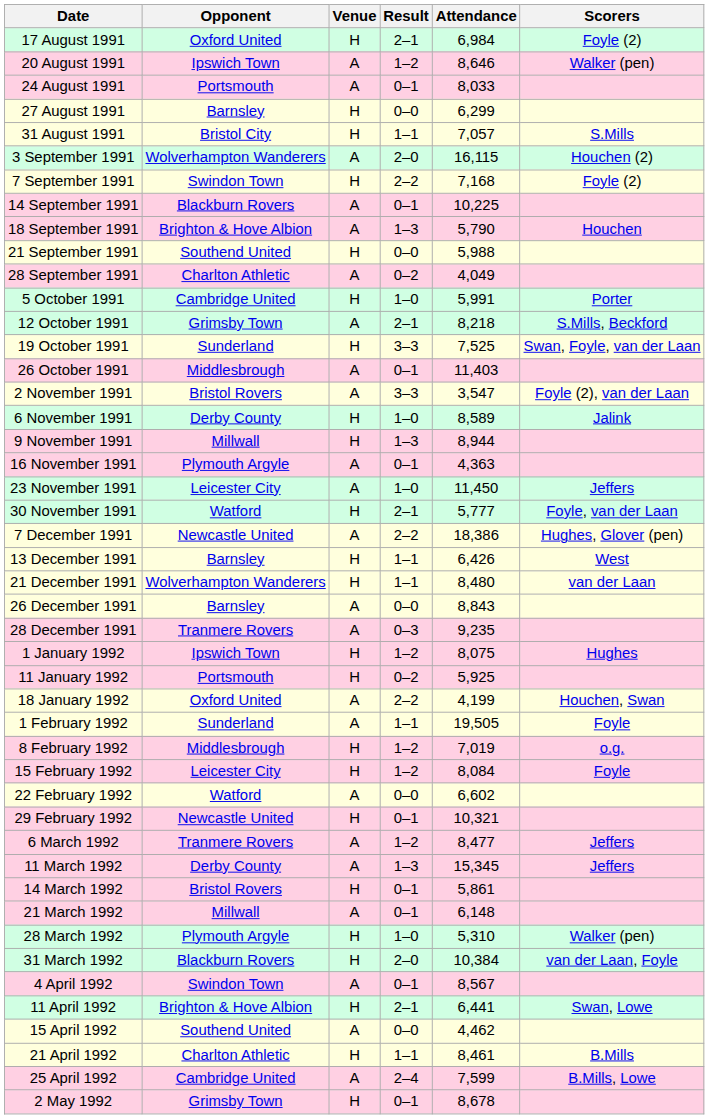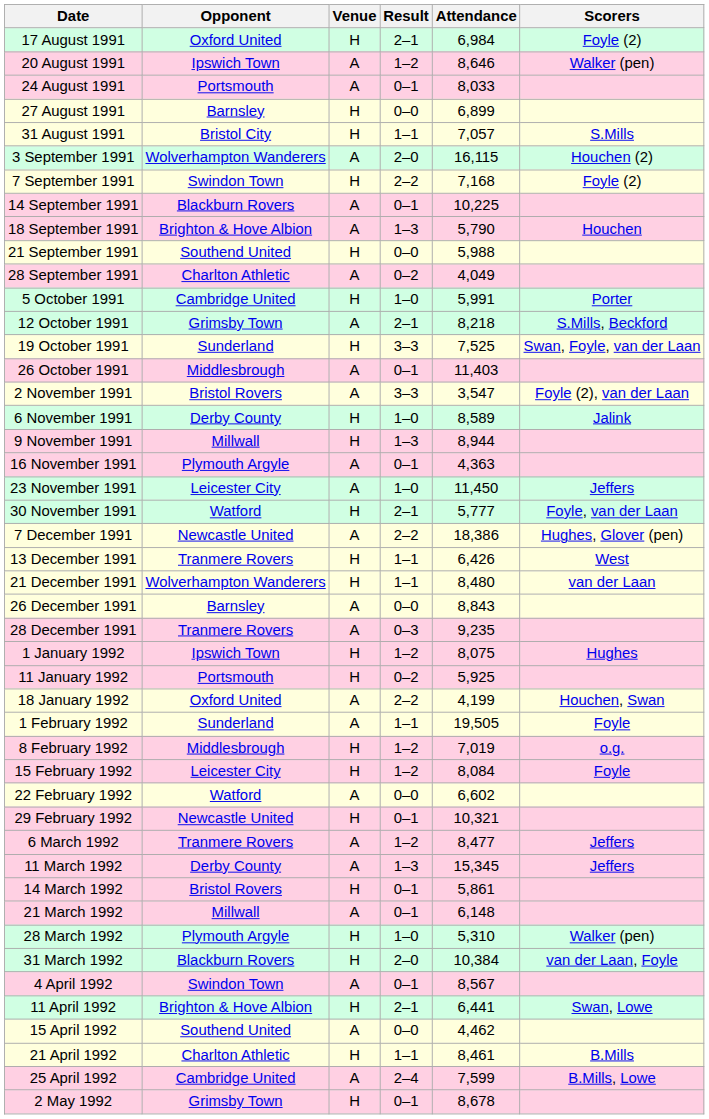(476, 110) 6,299 -> (476, 110) 6,899
(236, 559) Barnsley -> (236, 559) Tranmere Rovers
